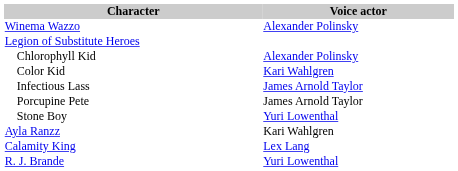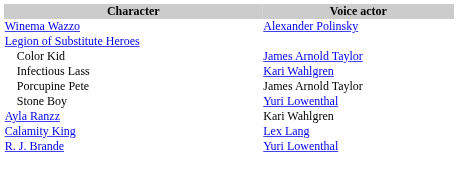- row: (50, 56)
(298, 71) Kari Wahlgren -> (313, 56) James Arnold Taylor
(313, 86) James Arnold Taylor -> (298, 71) Kari Wahlgren
